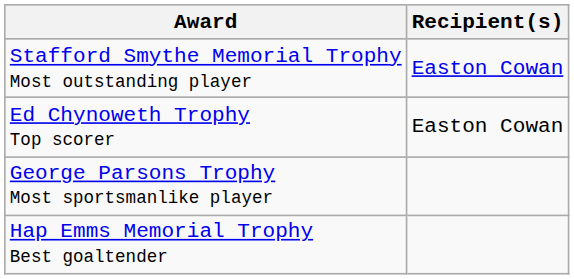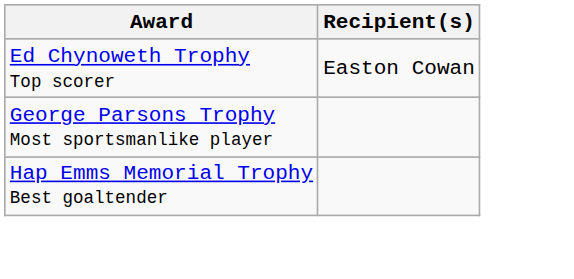- row: (206, 68)
